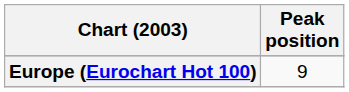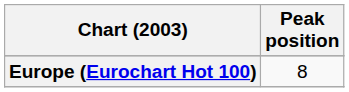(302, 71) 9 -> (302, 71) 8
